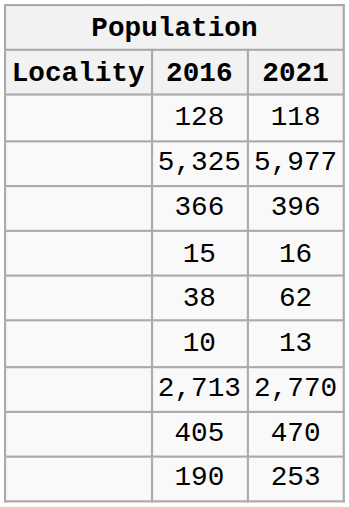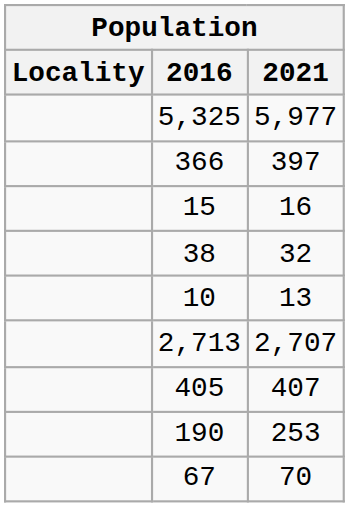- row: (199, 118)
(296, 208) 396 -> (296, 163) 397
(296, 298) 62 -> (296, 253) 32
(296, 389) 2,770 -> (296, 344) 2,707
(296, 434) 470 -> (296, 389) 407
+ row: (199, 479)
